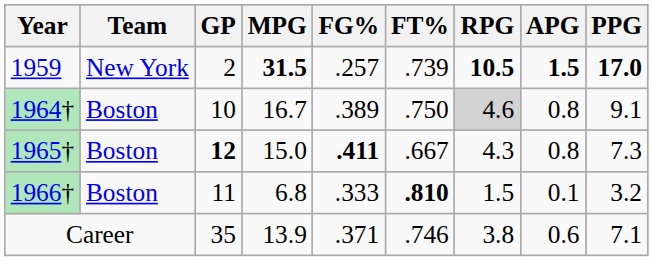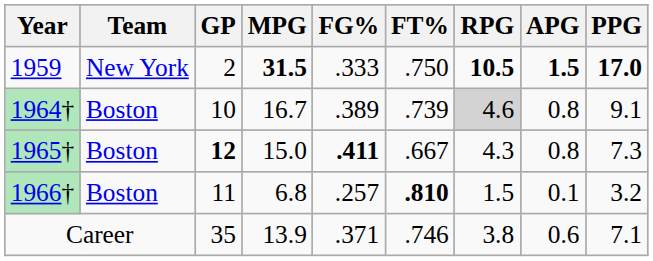(357, 67) .257 -> (357, 67) .333
(427, 67) .739 -> (427, 67) .750
(427, 109) .750 -> (427, 109) .739
(357, 193) .333 -> (357, 193) .257
